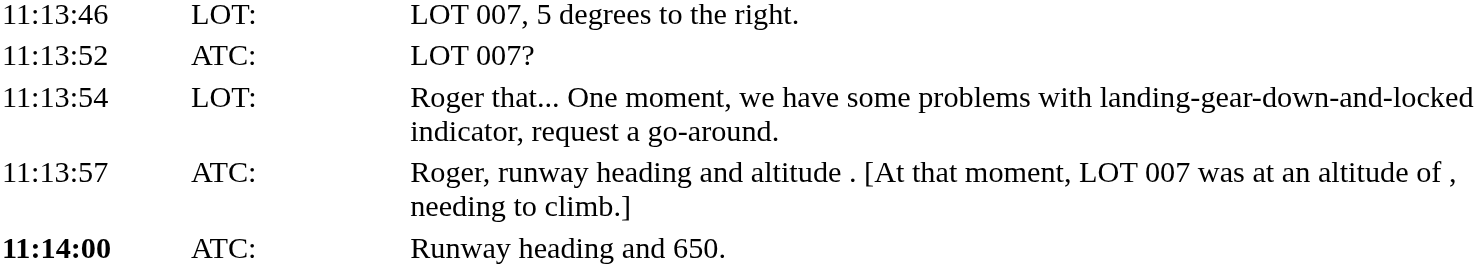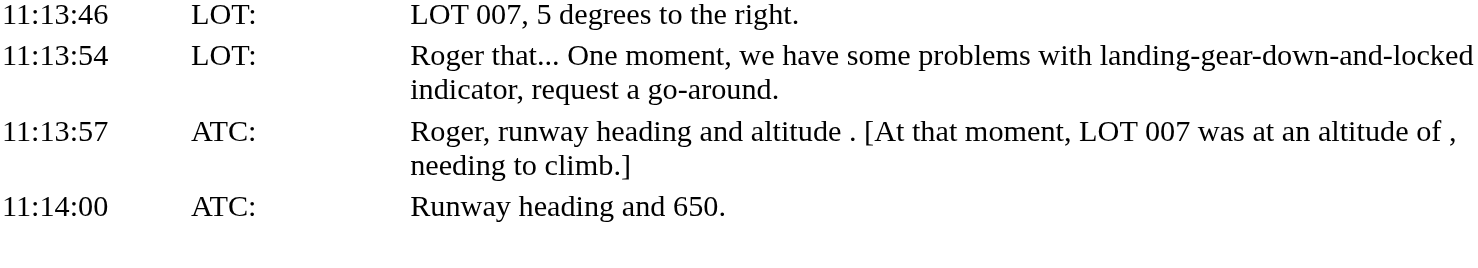- row: (472, 55)
(57, 248) bold -> (55, 206) normal
